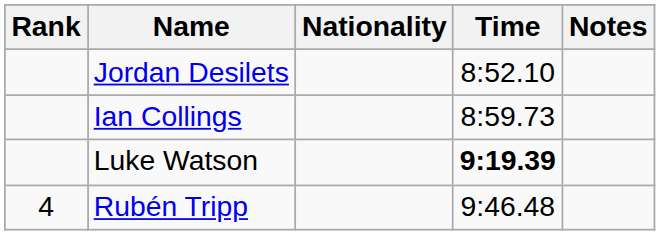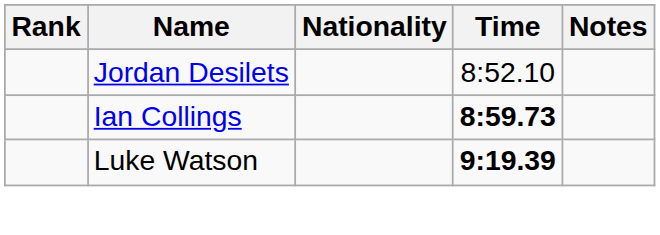(508, 116) normal -> (508, 116) bold
- row: (171, 206)
